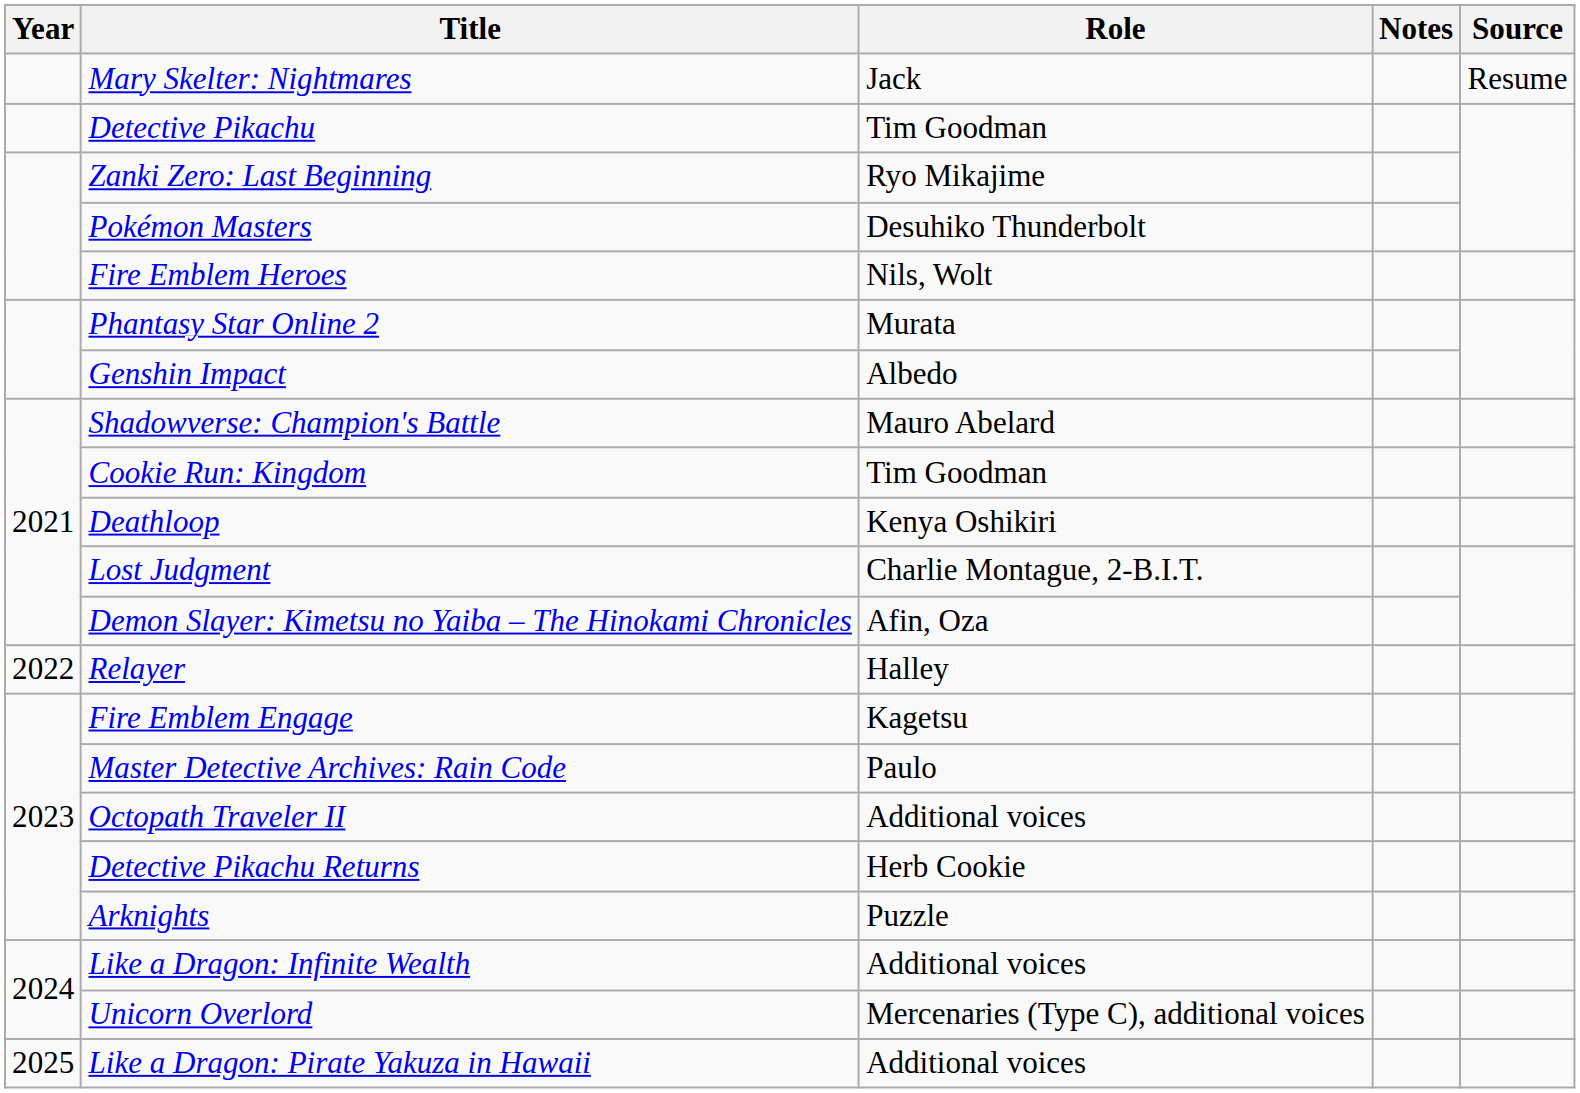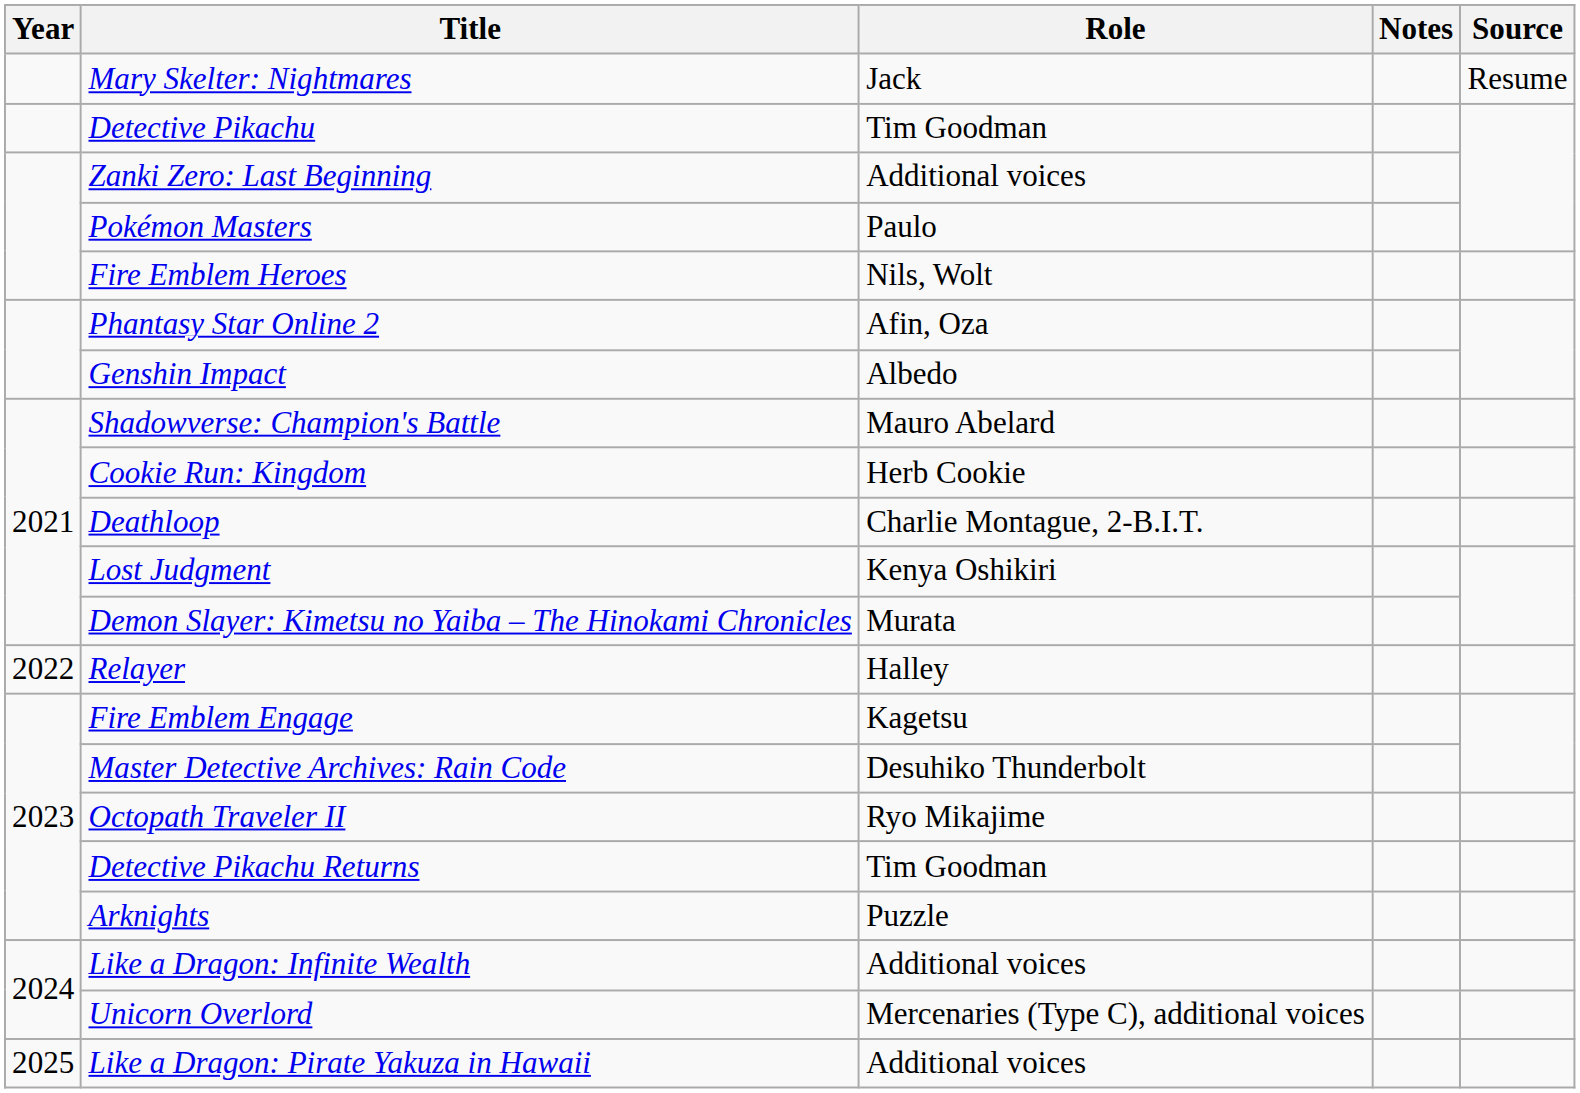(956, 176) Ryo Mikajime -> (976, 176) Additional voices
(1006, 226) Desuhiko Thunderbolt -> (902, 226) Paulo
(911, 324) Murata -> (927, 324) Afin, Oza
(957, 472) Tim Goodman -> (946, 472) Herb Cookie
(961, 521) Kenya Oshikiri -> (1035, 521) Charlie Montague, 2-B.I.T.
(1035, 570) Charlie Montague, 2-B.I.T. -> (961, 570) Kenya Oshikiri
(927, 619) Afin, Oza -> (911, 619) Murata
(902, 767) Paulo -> (1006, 767) Desuhiko Thunderbolt
(976, 816) Additional voices -> (956, 816) Ryo Mikajime
(946, 865) Herb Cookie -> (957, 865) Tim Goodman
